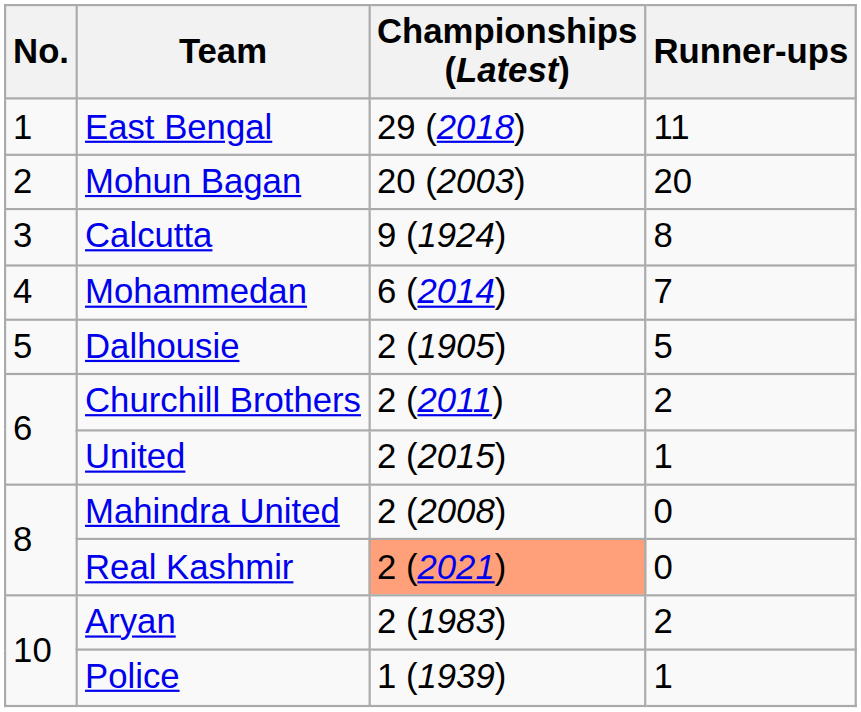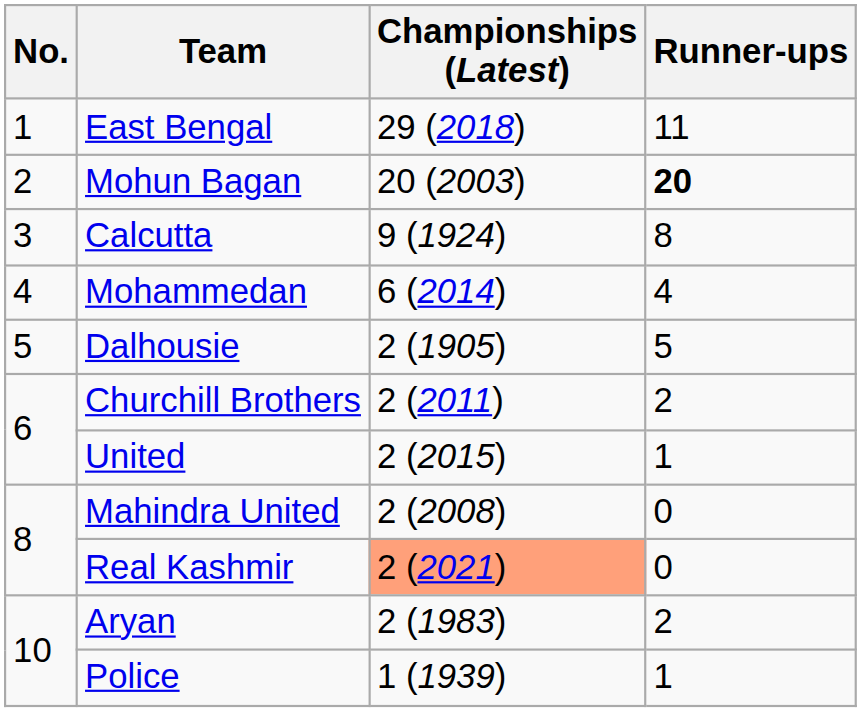(673, 181) normal -> (673, 181) bold
(663, 291) 7 -> (663, 291) 4
